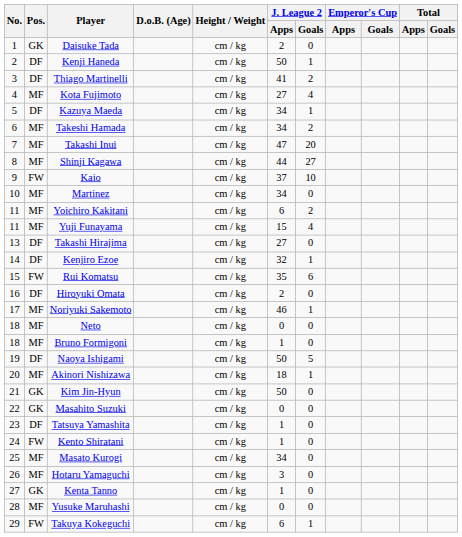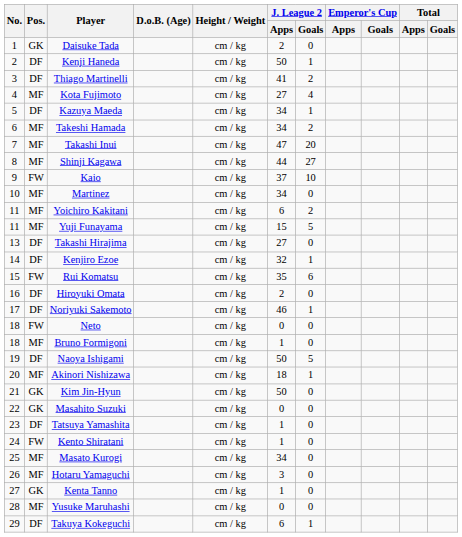(311, 227) 4 -> (311, 227) 5
(36, 309) MF -> (36, 309) DF
(36, 326) MF -> (36, 326) FW
(36, 524) FW -> (36, 524) DF
